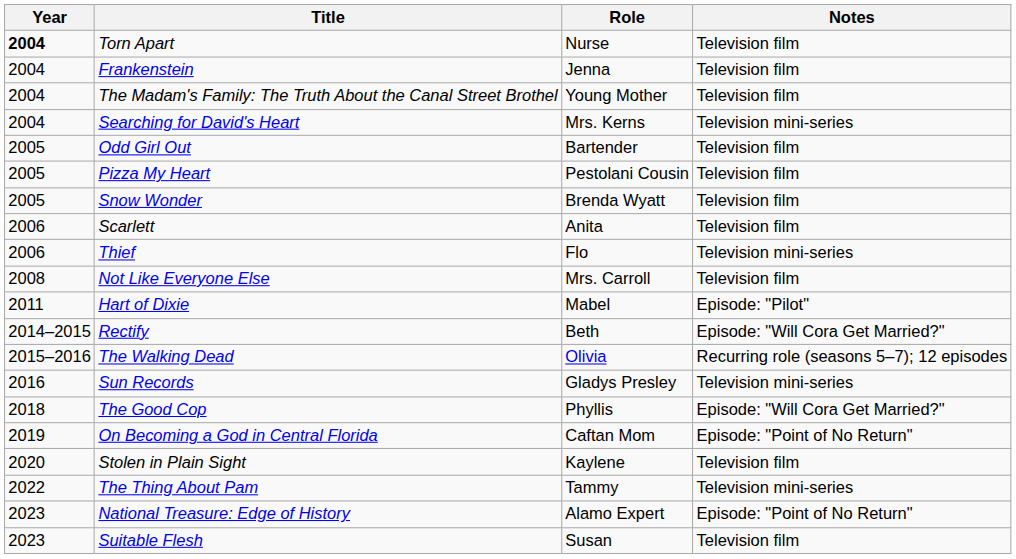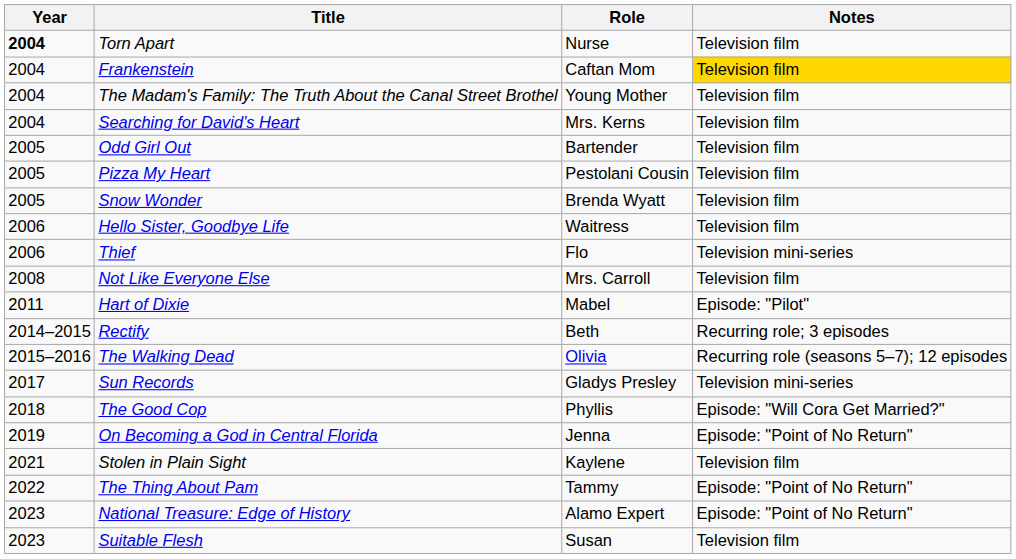(588, 69) Jenna -> (610, 69) Caftan Mom
(748, 69) no background -> (748, 69) gold background
(775, 122) Television mini-series -> (748, 122) Television film
- row: (126, 226)
+ row: (194, 226)
(821, 331) Episode: "Will Cora Get Married?" -> (793, 331) Recurring role; 3 episodes
(27, 383) 2016 -> (27, 383) 2017
(610, 435) Caftan Mom -> (588, 435) Jenna
(27, 461) 2020 -> (27, 461) 2021
(775, 488) Television mini-series -> (805, 488) Episode: "Point of No Return"
